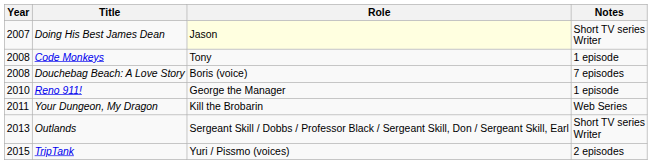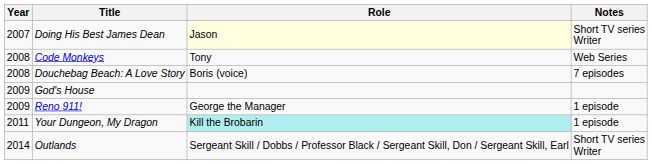(596, 57) 1 episode -> (600, 57) Web Series
+ row: (65, 90)
(18, 90) 2010 -> (18, 106) 2009
(226, 106) no background -> (226, 123) paleturquoise background
(600, 106) Web Series -> (596, 123) 1 episode
(18, 129) 2013 -> (18, 145) 2014
- row: (54, 151)
